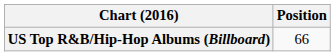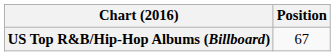(302, 39) 66 -> (302, 39) 67
